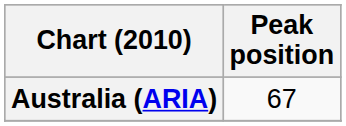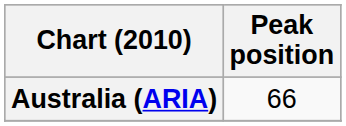(282, 98) 67 -> (282, 98) 66
